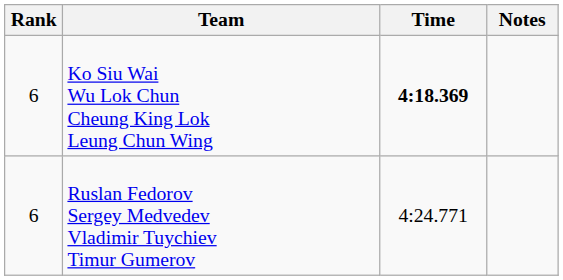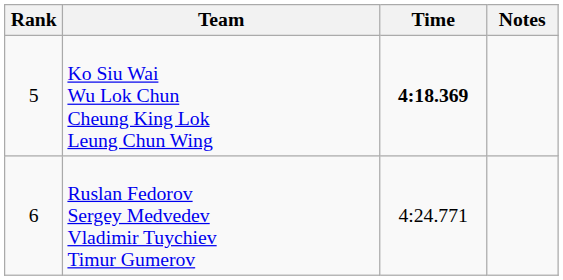(34, 95) 6 -> (34, 95) 5
